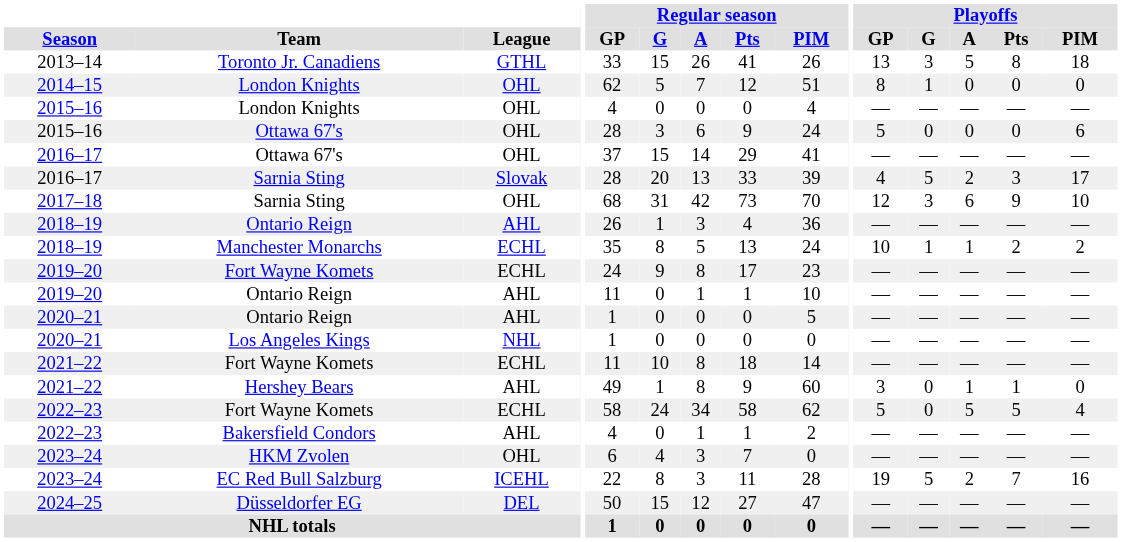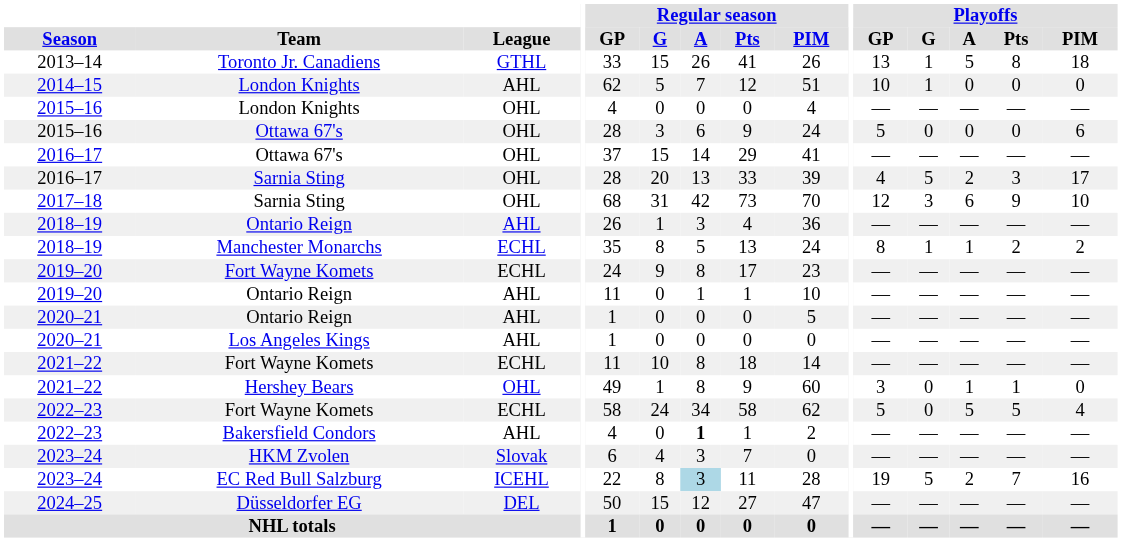(929, 61) 3 -> (929, 61) 1
(521, 85) OHL -> (521, 85) AHL
(881, 85) 8 -> (881, 85) 10
(521, 177) Slovak -> (521, 177) OHL
(881, 247) 10 -> (881, 247) 8
(521, 340) NHL -> (521, 340) AHL
(521, 386) AHL -> (521, 386) OHL
(701, 433) normal -> (701, 433) bold
(521, 456) OHL -> (521, 456) Slovak
(701, 479) no background -> (701, 479) lightblue background
